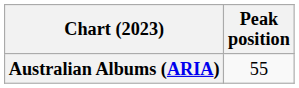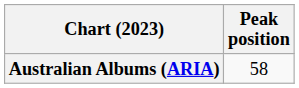(259, 68) 55 -> (259, 68) 58
